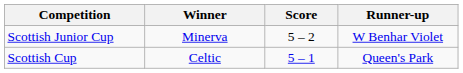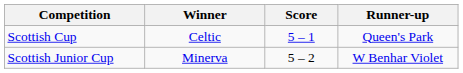rows swapped: (42, 57) <-> (61, 36)
